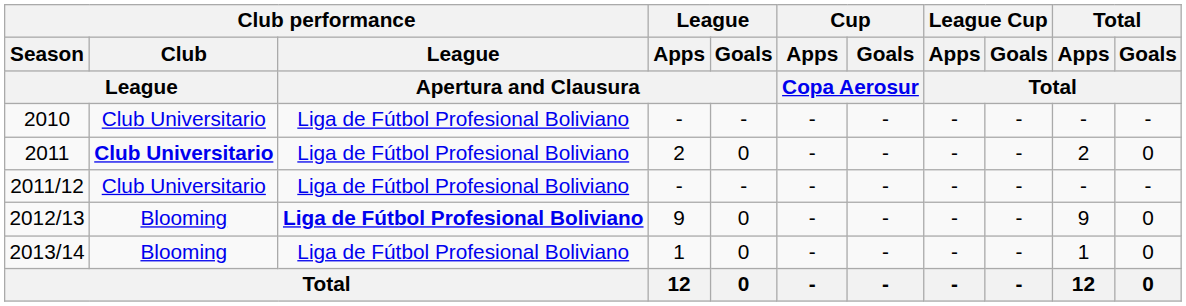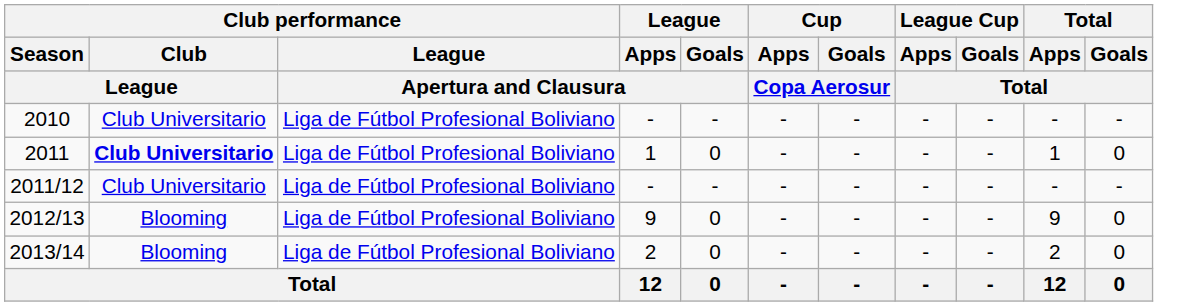(679, 152) 2 -> (650, 152) 1
(1083, 152) 2 -> (1055, 152) 1
(463, 218) bold -> (449, 218) normal
(679, 251) 1 -> (650, 251) 2
(1083, 251) 1 -> (1055, 251) 2
